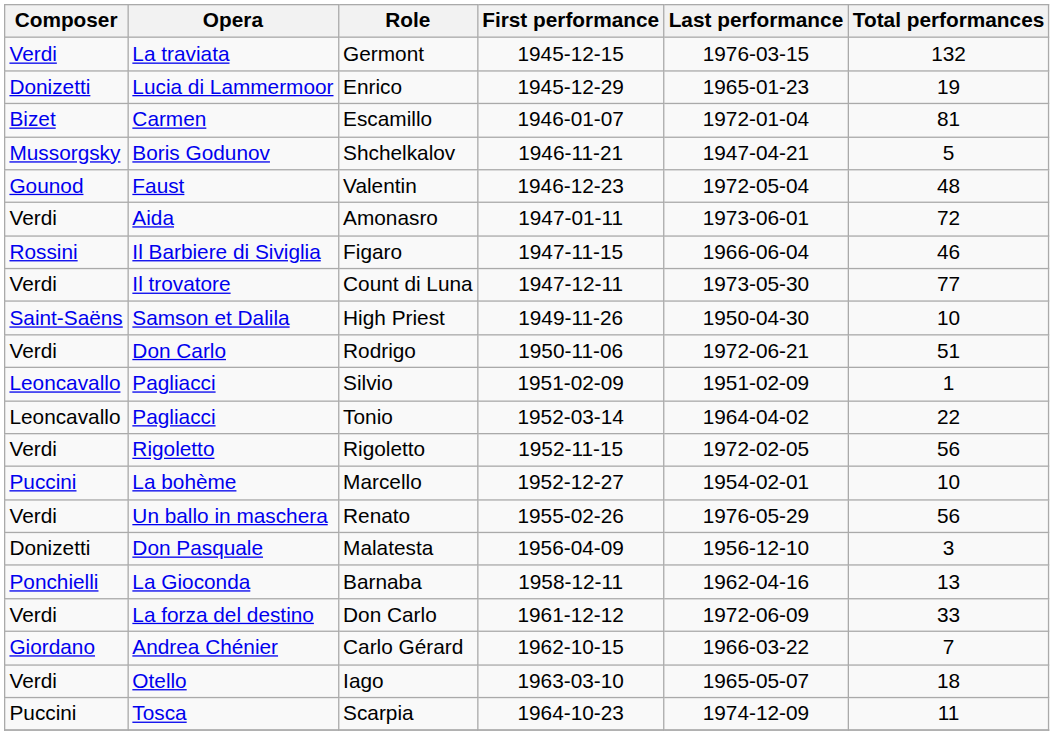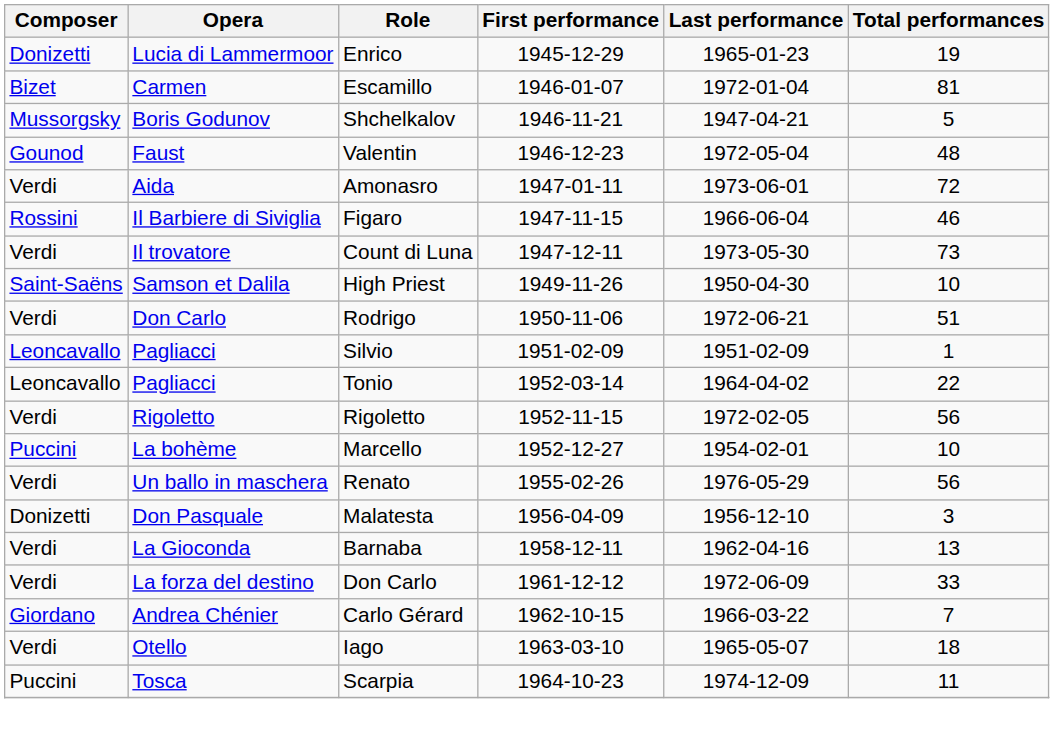- row: (384, 53)
(949, 284) 77 -> (949, 251) 73
(54, 581) Ponchielli -> (33, 548) Verdi
